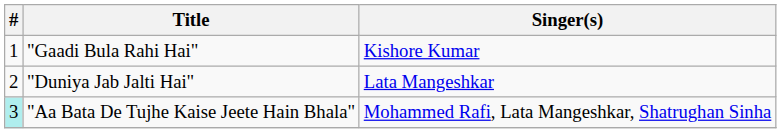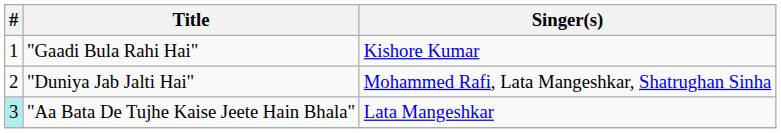(429, 81) Lata Mangeshkar -> (568, 81) Mohammed Rafi, Lata Mangeshkar, Shatrughan Sinha
(568, 112) Mohammed Rafi, Lata Mangeshkar, Shatrughan Sinha -> (429, 112) Lata Mangeshkar
